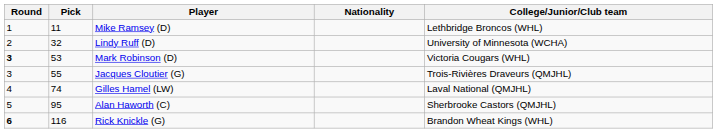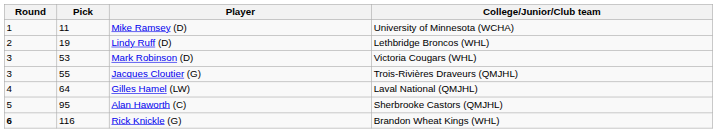- column: (369, 12)
(485, 27) Lethbridge Broncos (WHL) -> (444, 27) University of Minnesota (WCHA)
(56, 43) 32 -> (64, 43) 19
(497, 43) University of Minnesota (WCHA) -> (431, 43) Lethbridge Broncos (WHL)
(9, 58) bold -> (9, 58) normal
(56, 89) 74 -> (64, 89) 64
